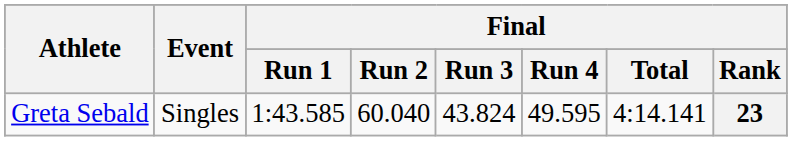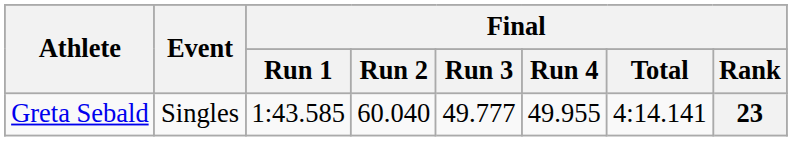(479, 114) 43.824 -> (479, 114) 49.777
(564, 114) 49.595 -> (564, 114) 49.955
